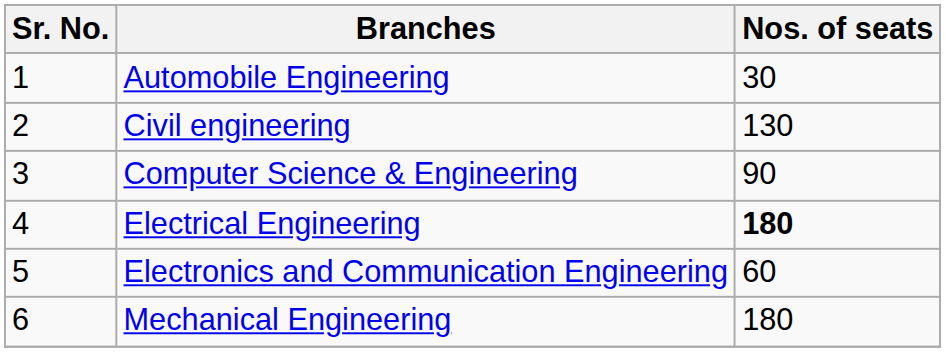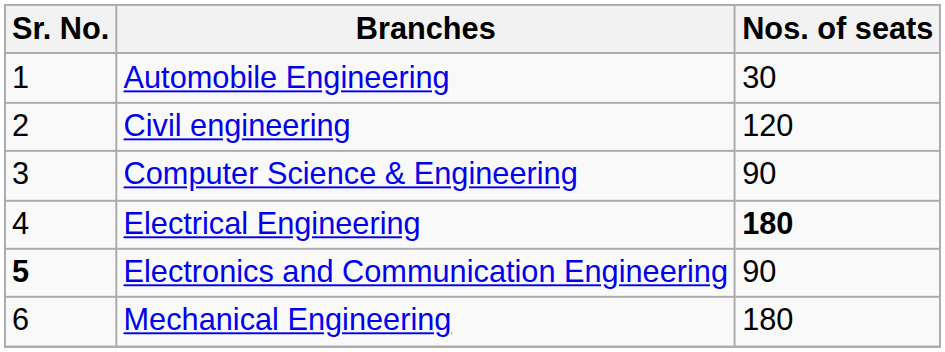(768, 126) 130 -> (768, 126) 120
(21, 272) normal -> (21, 272) bold
(759, 272) 60 -> (759, 272) 90
